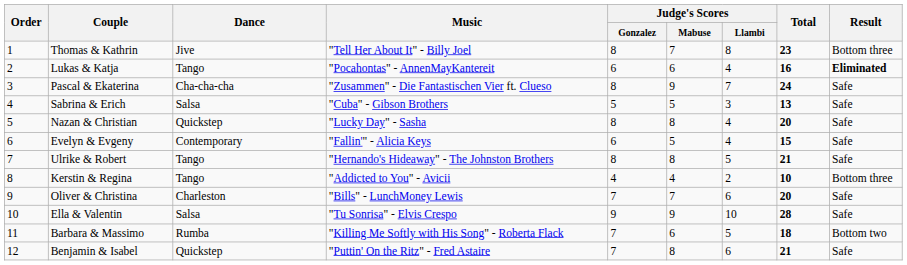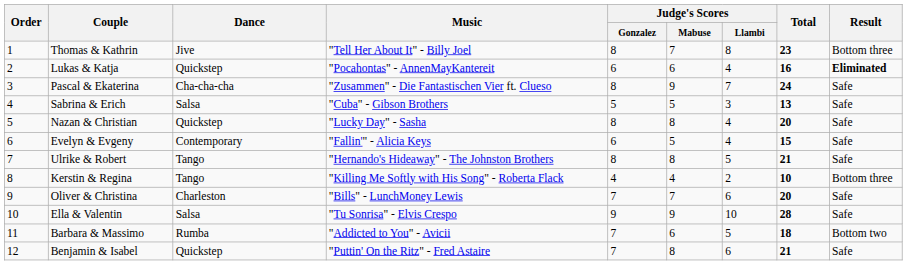(190, 68) Tango -> (199, 68) Quickstep
(390, 178) "Addicted to You" - Avicii -> (446, 178) "Killing Me Softly with His Song" - Roberta Flack
(446, 232) "Killing Me Softly with His Song" - Roberta Flack -> (390, 232) "Addicted to You" - Avicii
